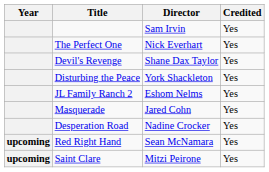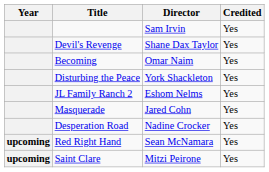- row: (88, 45)
+ row: (76, 61)
